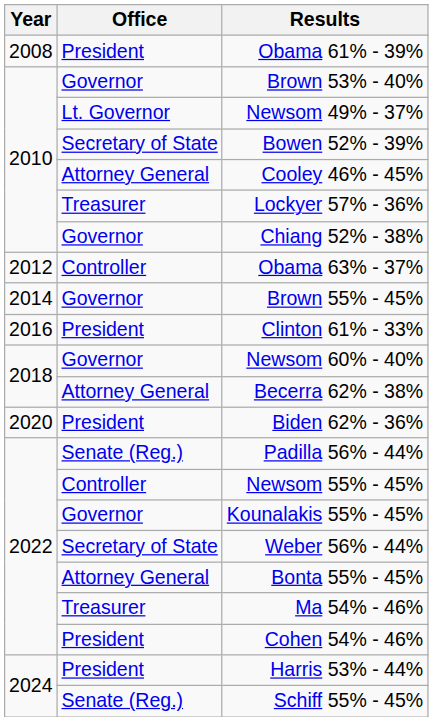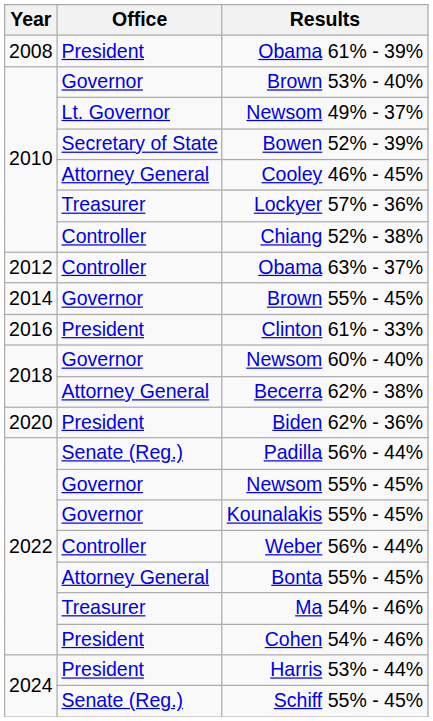(102, 236) Governor -> (104, 236) Controller
(104, 484) Controller -> (102, 484) Governor
(140, 546) Secretary of State -> (104, 546) Controller
